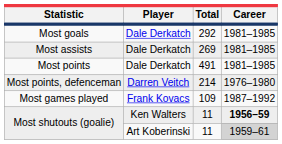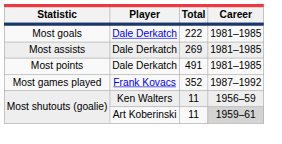(207, 33) 292 -> (194, 33) 222
- row: (64, 82)
(207, 98) 109 -> (194, 82) 352
(249, 115) bold -> (236, 98) normal
